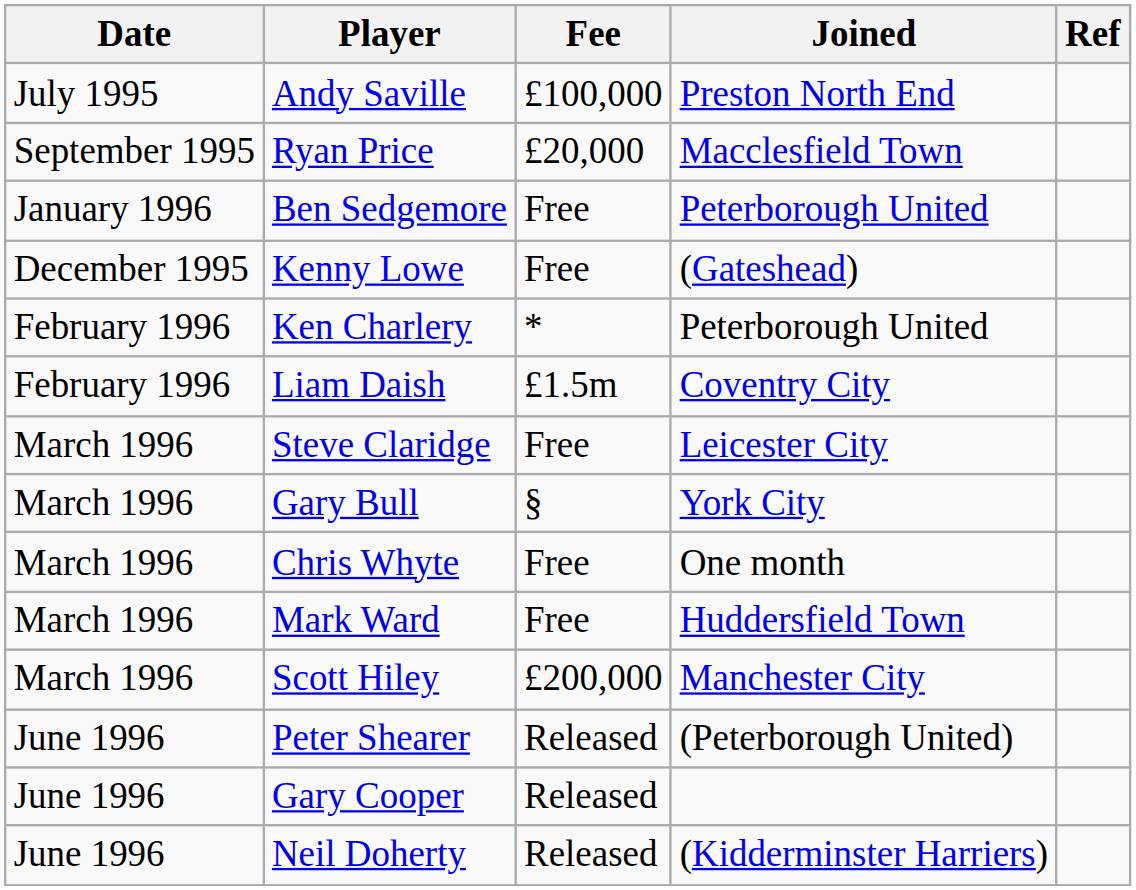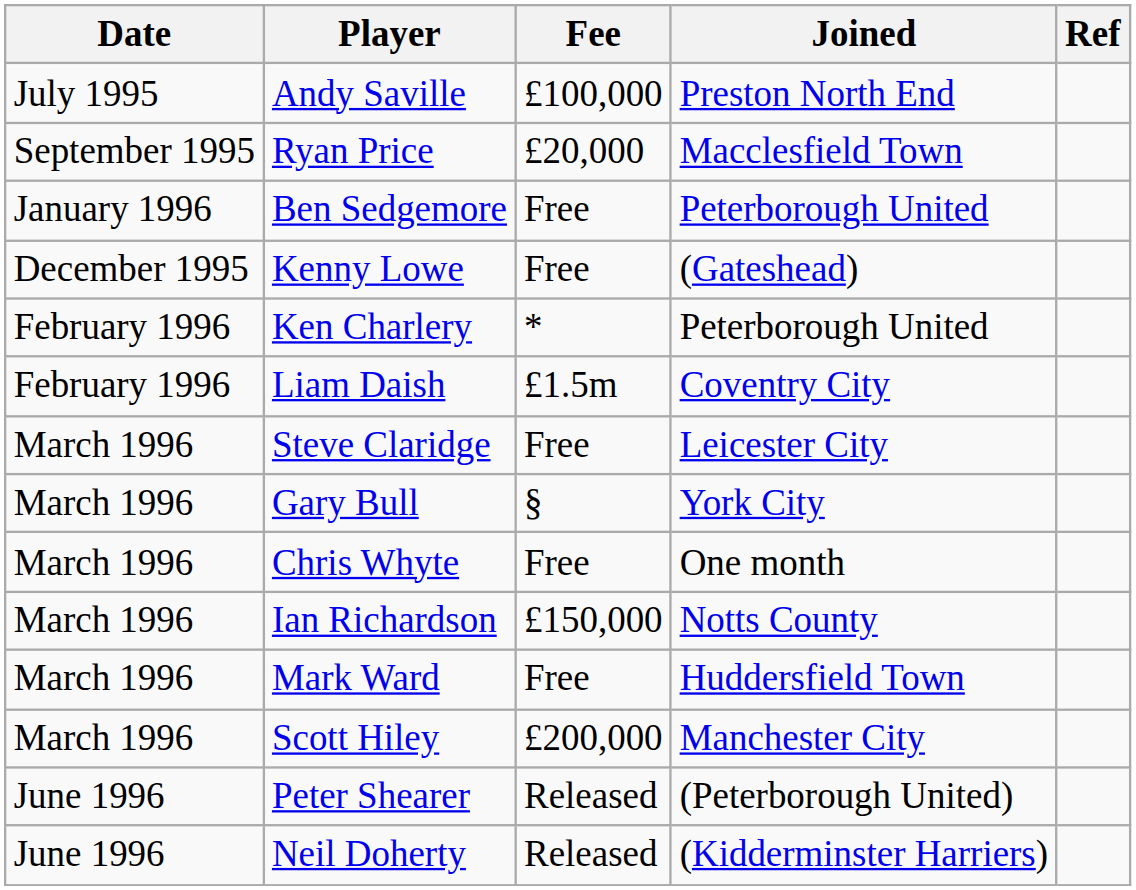+ row: (384, 619)
- row: (368, 795)
